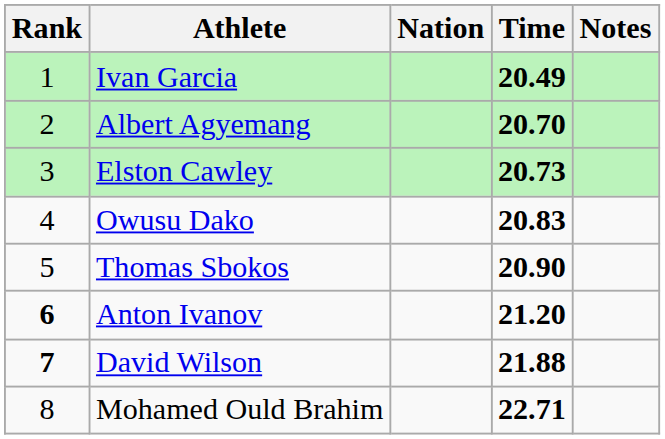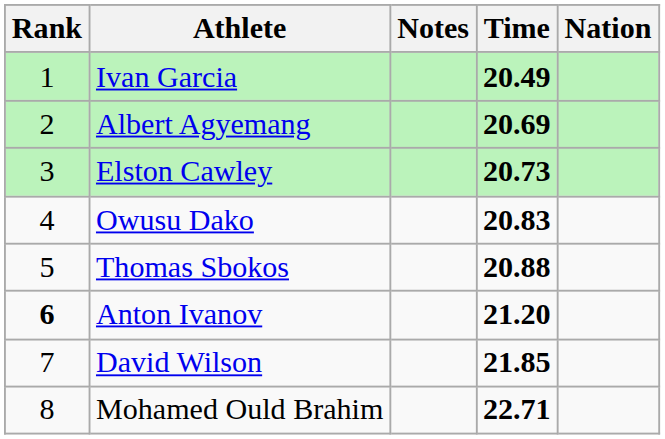columns swapped: (441, 28) <-> (615, 28)
(532, 123) 20.70 -> (517, 123) 20.69
(532, 266) 20.90 -> (517, 266) 20.88
(47, 362) bold -> (47, 362) normal
(532, 362) 21.88 -> (517, 362) 21.85
